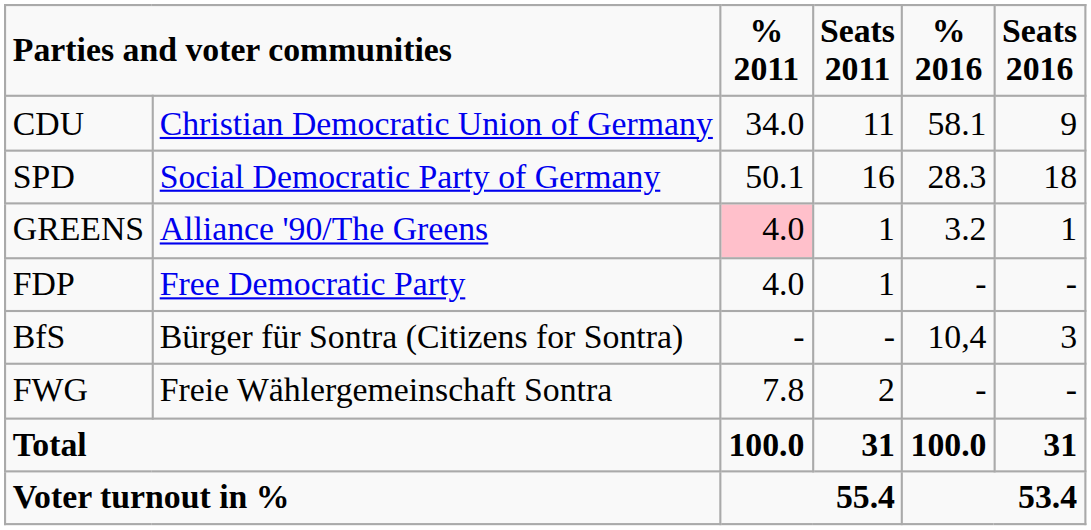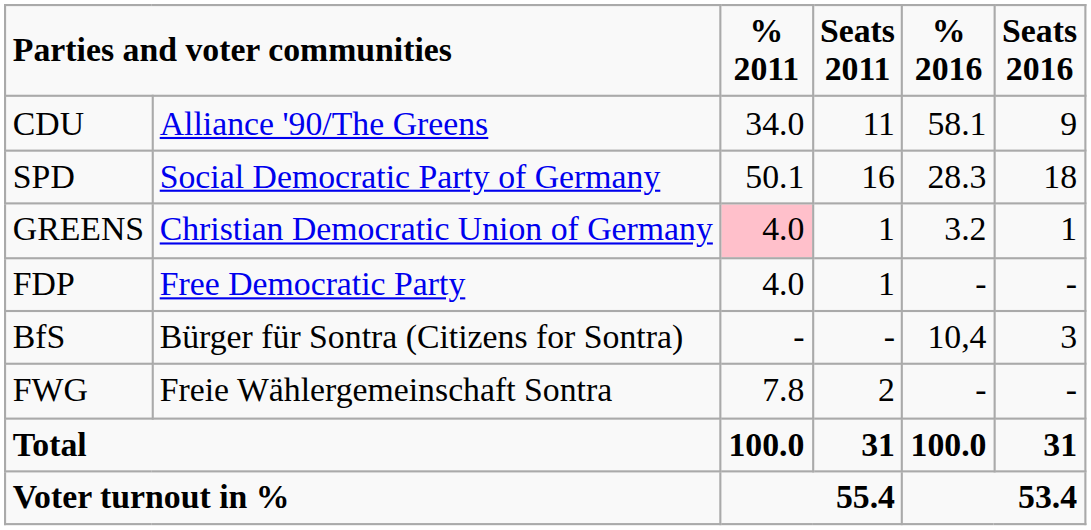(436, 122) Christian Democratic Union of Germany -> (324, 122) Alliance '90/The Greens
(324, 229) Alliance '90/The Greens -> (436, 229) Christian Democratic Union of Germany
